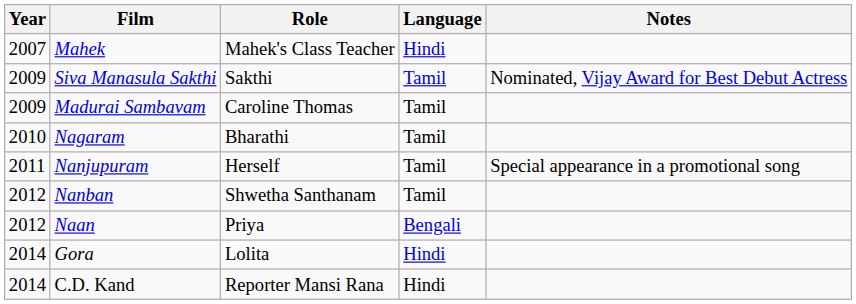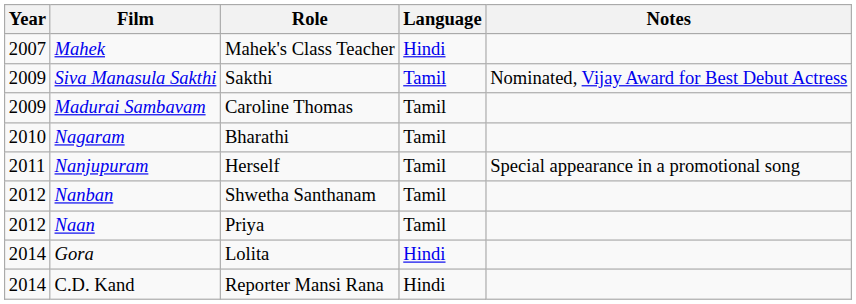(432, 225) Bengali -> (425, 225) Tamil
